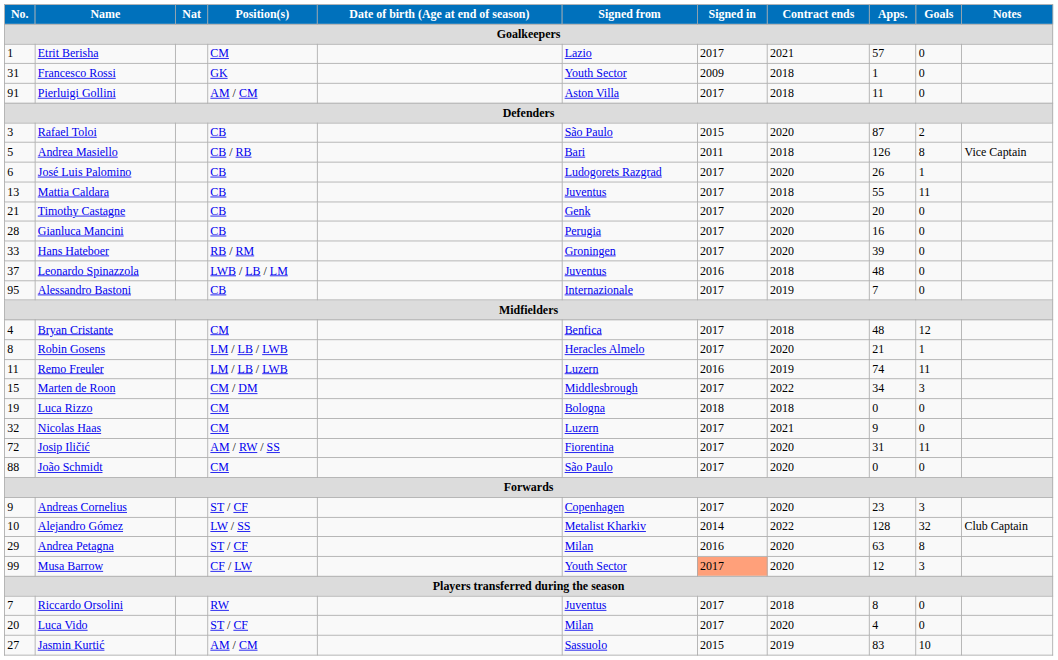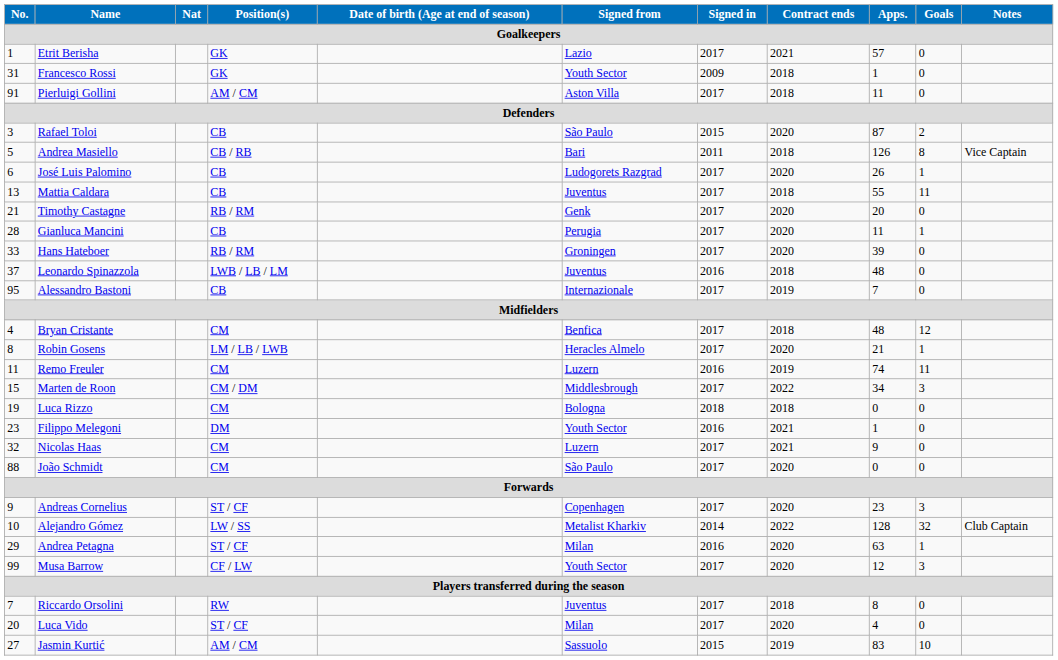(220, 54) CM -> (219, 54) GK
(218, 211) CB -> (232, 211) RB / RM
(878, 231) 16 -> (878, 231) 11
(922, 231) 0 -> (922, 231) 1
(249, 369) LM / LB / LWB -> (220, 369) CM
+ row: (79, 428)
- row: (64, 448)
(922, 546) 8 -> (922, 546) 1
(712, 566) lightsalmon background -> (712, 566) no background
